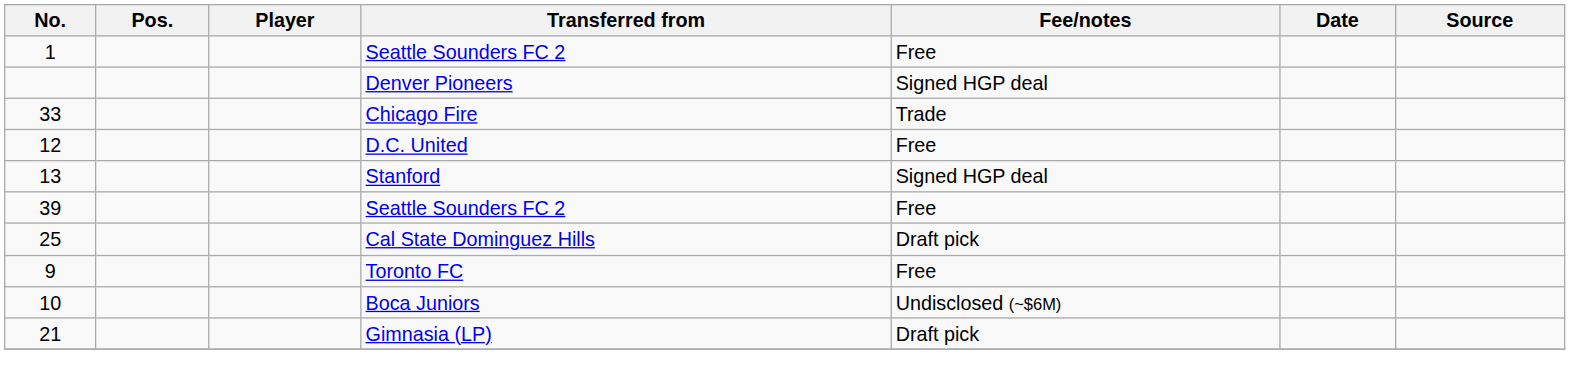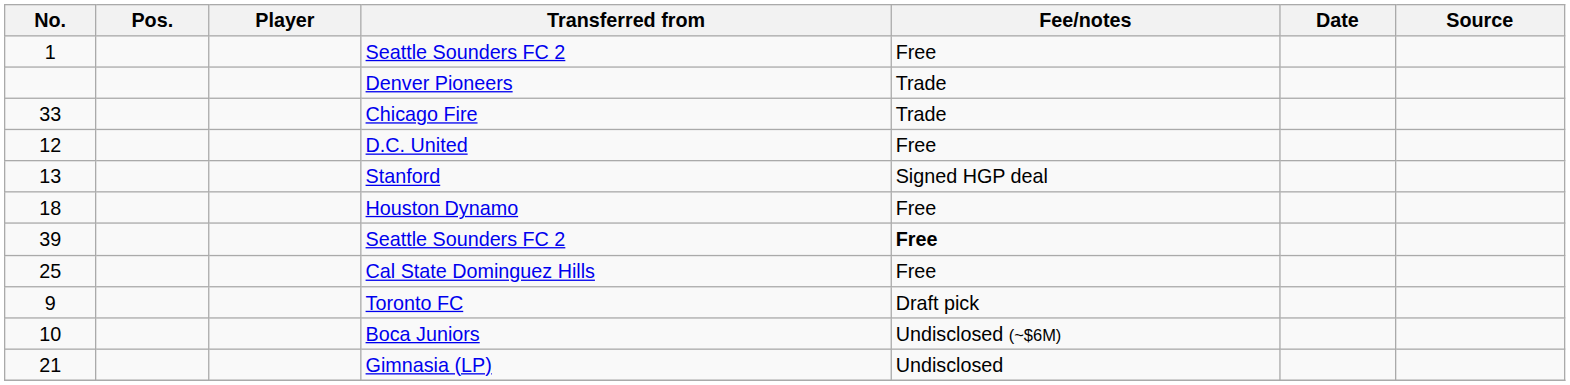(972, 83) Signed HGP deal -> (921, 83) Trade
+ row: (50, 208)
(916, 208) normal -> (917, 239) bold
(937, 239) Draft pick -> (916, 271) Free
(916, 271) Free -> (937, 302) Draft pick
(937, 333) Draft pick -> (949, 365) Undisclosed
